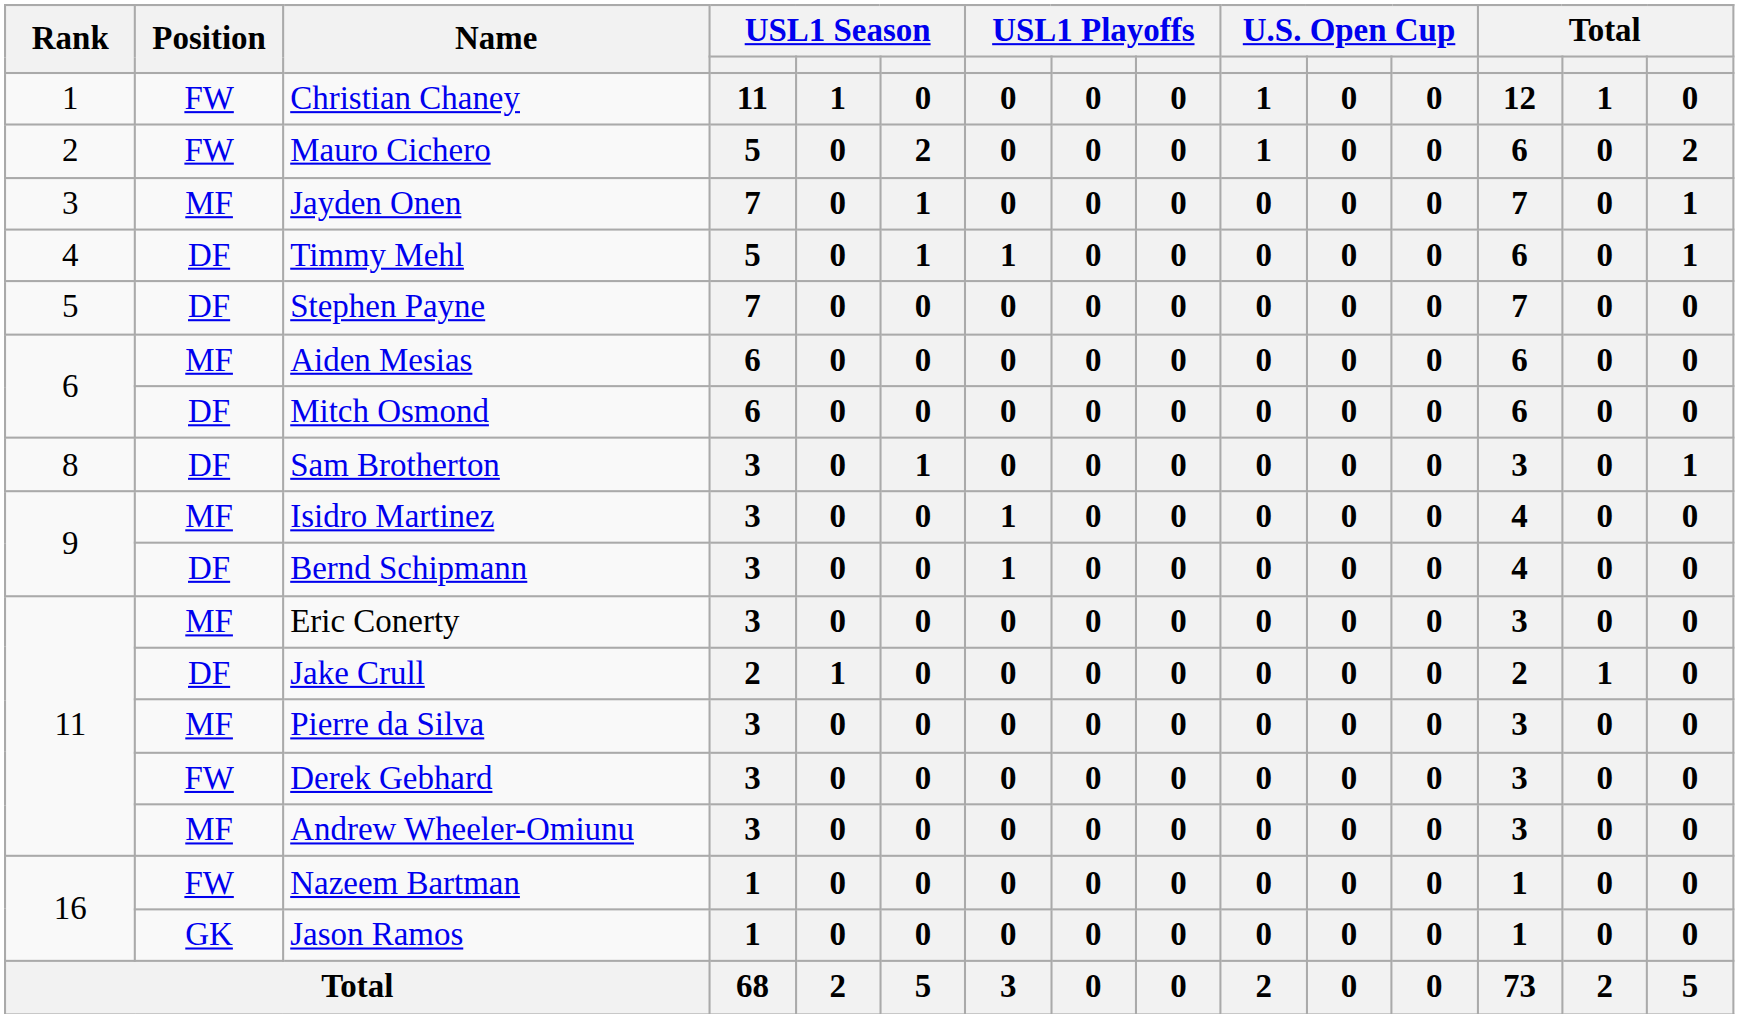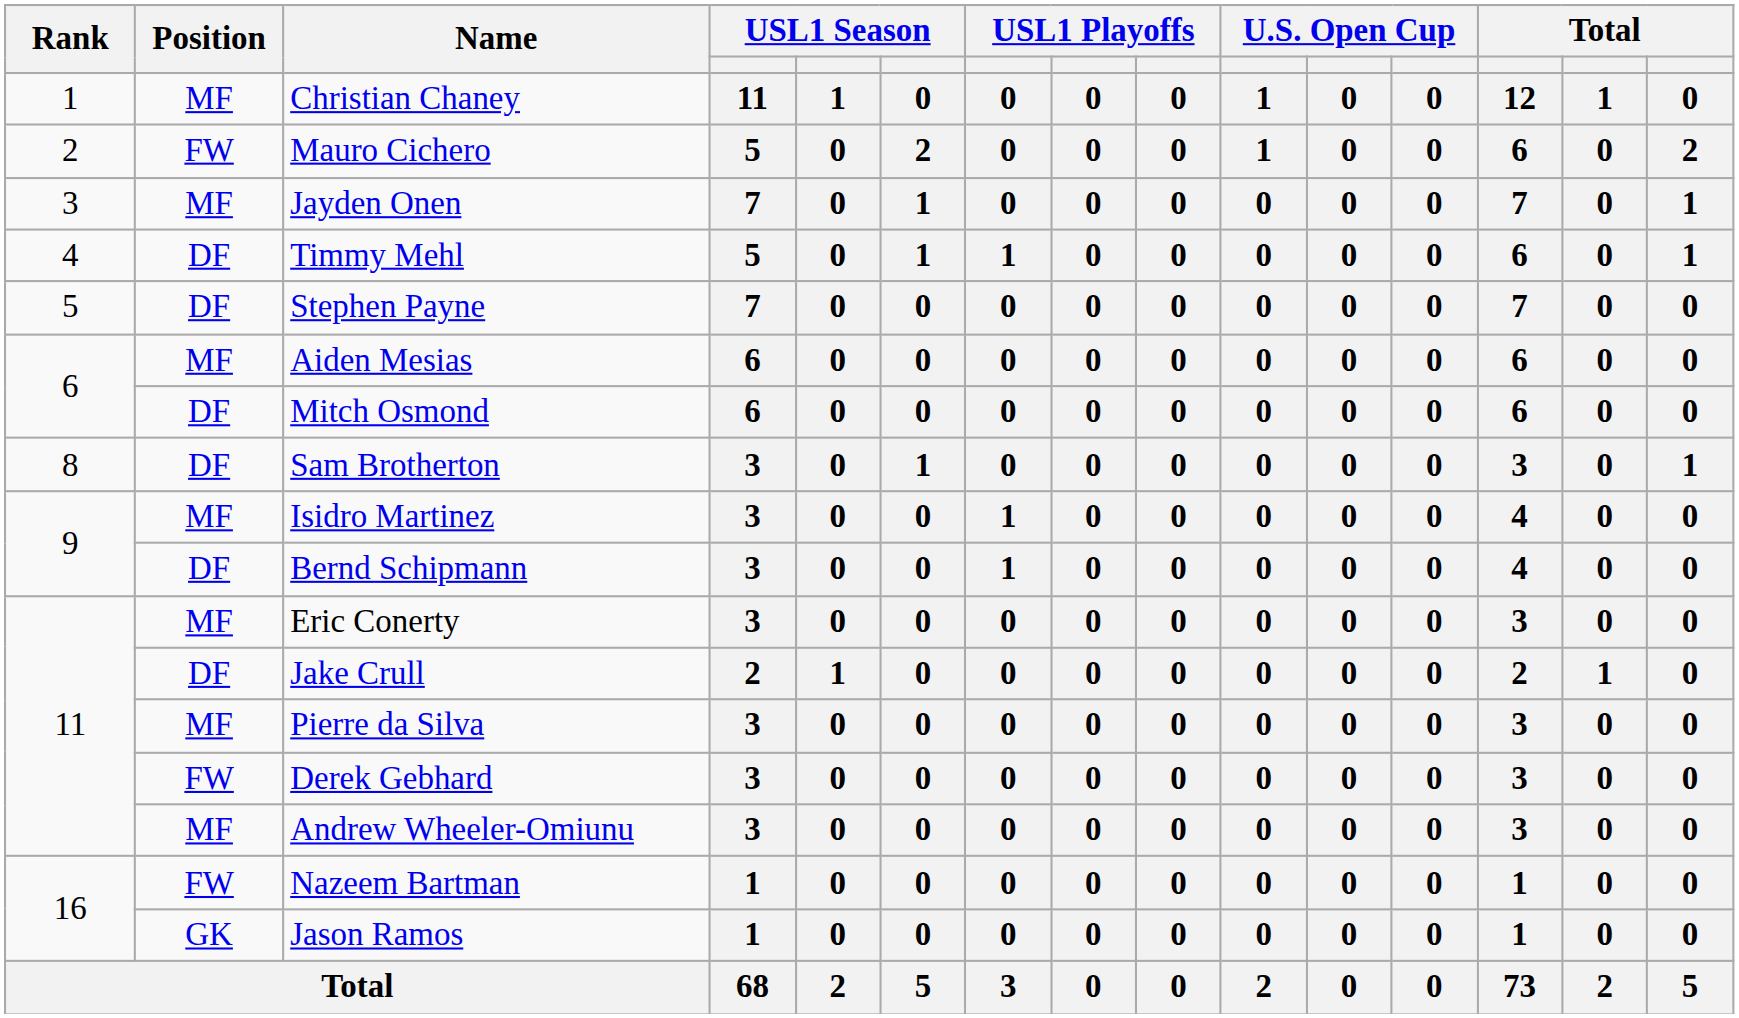(209, 98) FW -> (209, 98) MF
